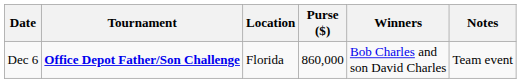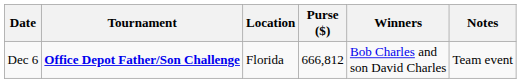(323, 60) 860,000 -> (323, 60) 666,812
